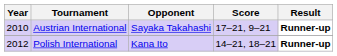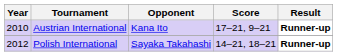(171, 28) Sayaka Takahashi -> (149, 28) Kana Ito
(149, 44) Kana Ito -> (171, 44) Sayaka Takahashi
